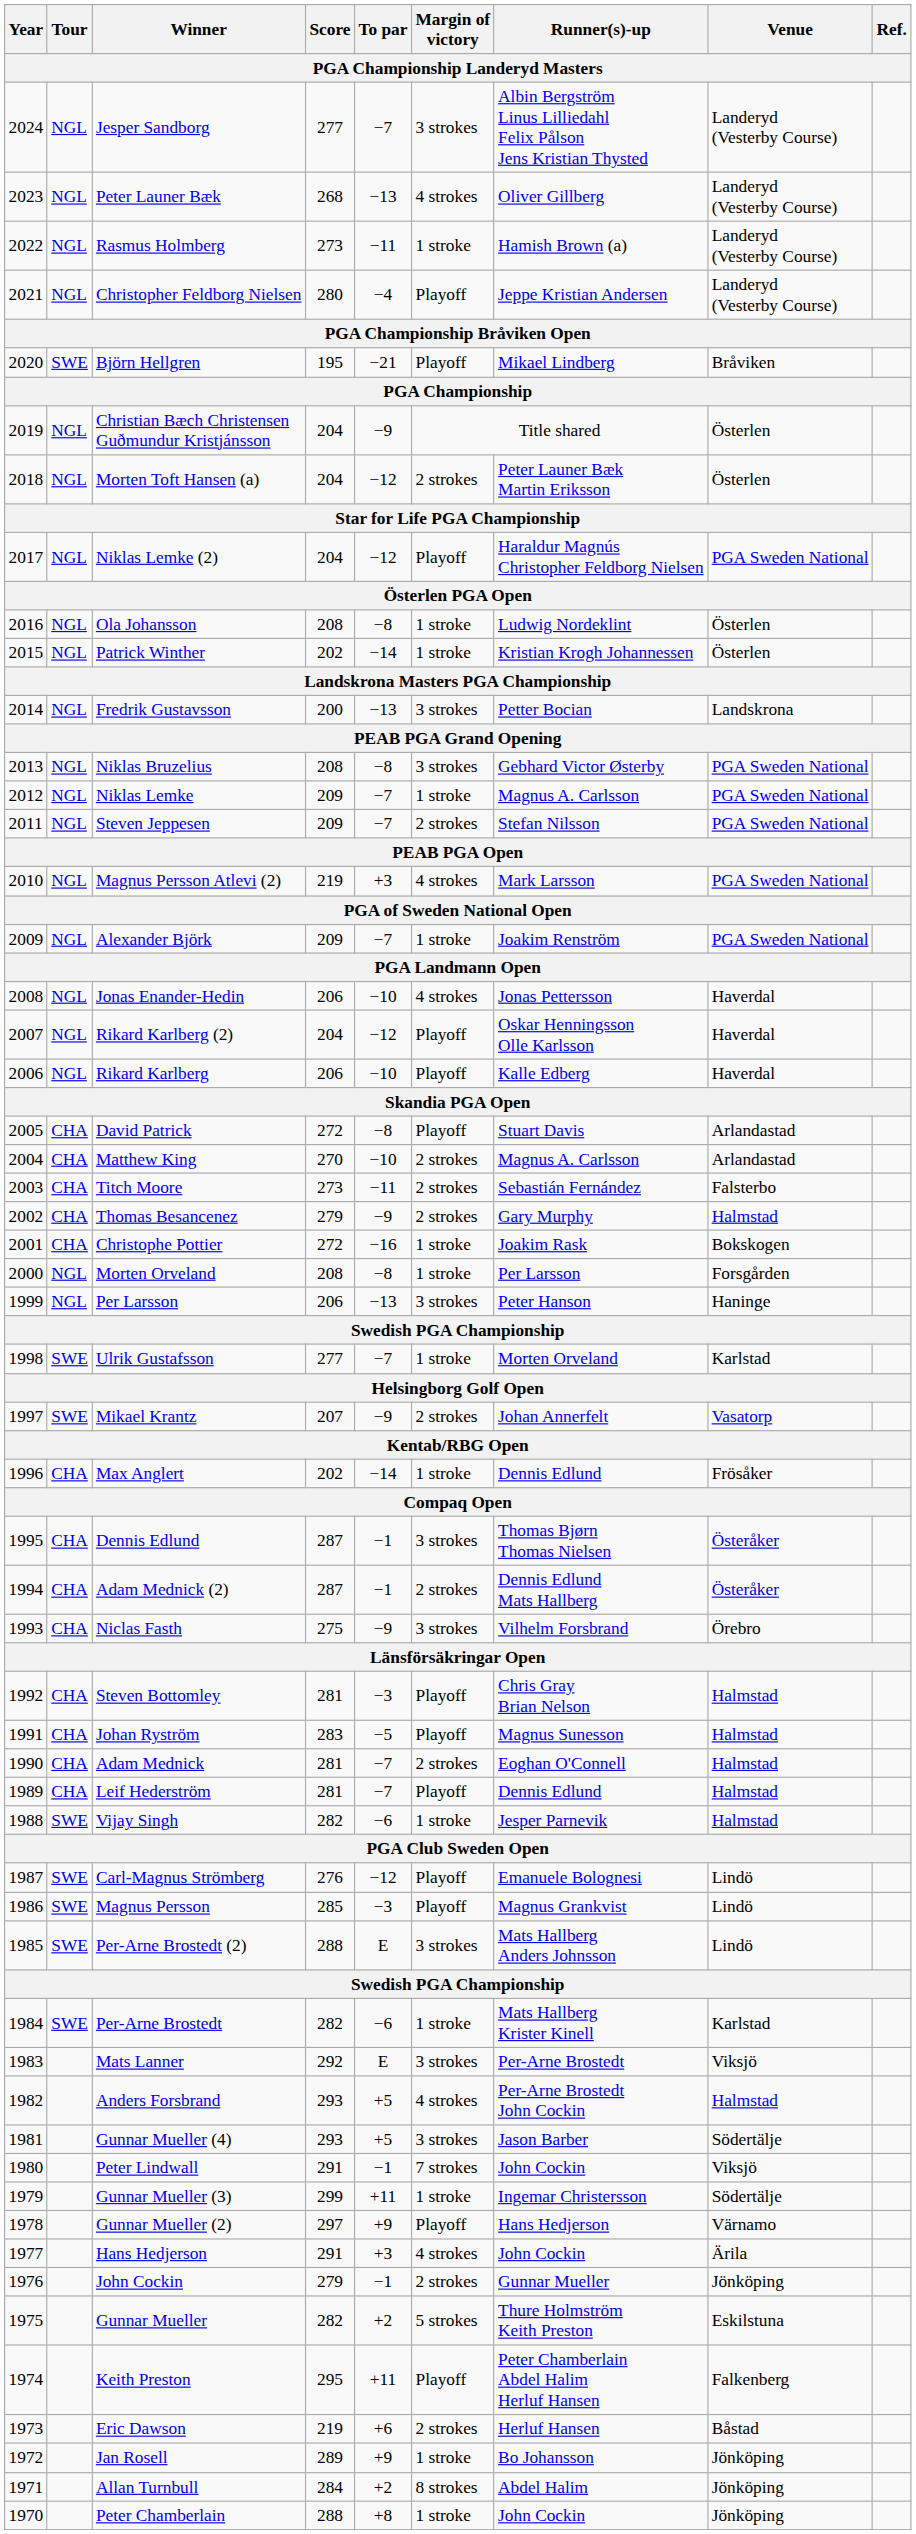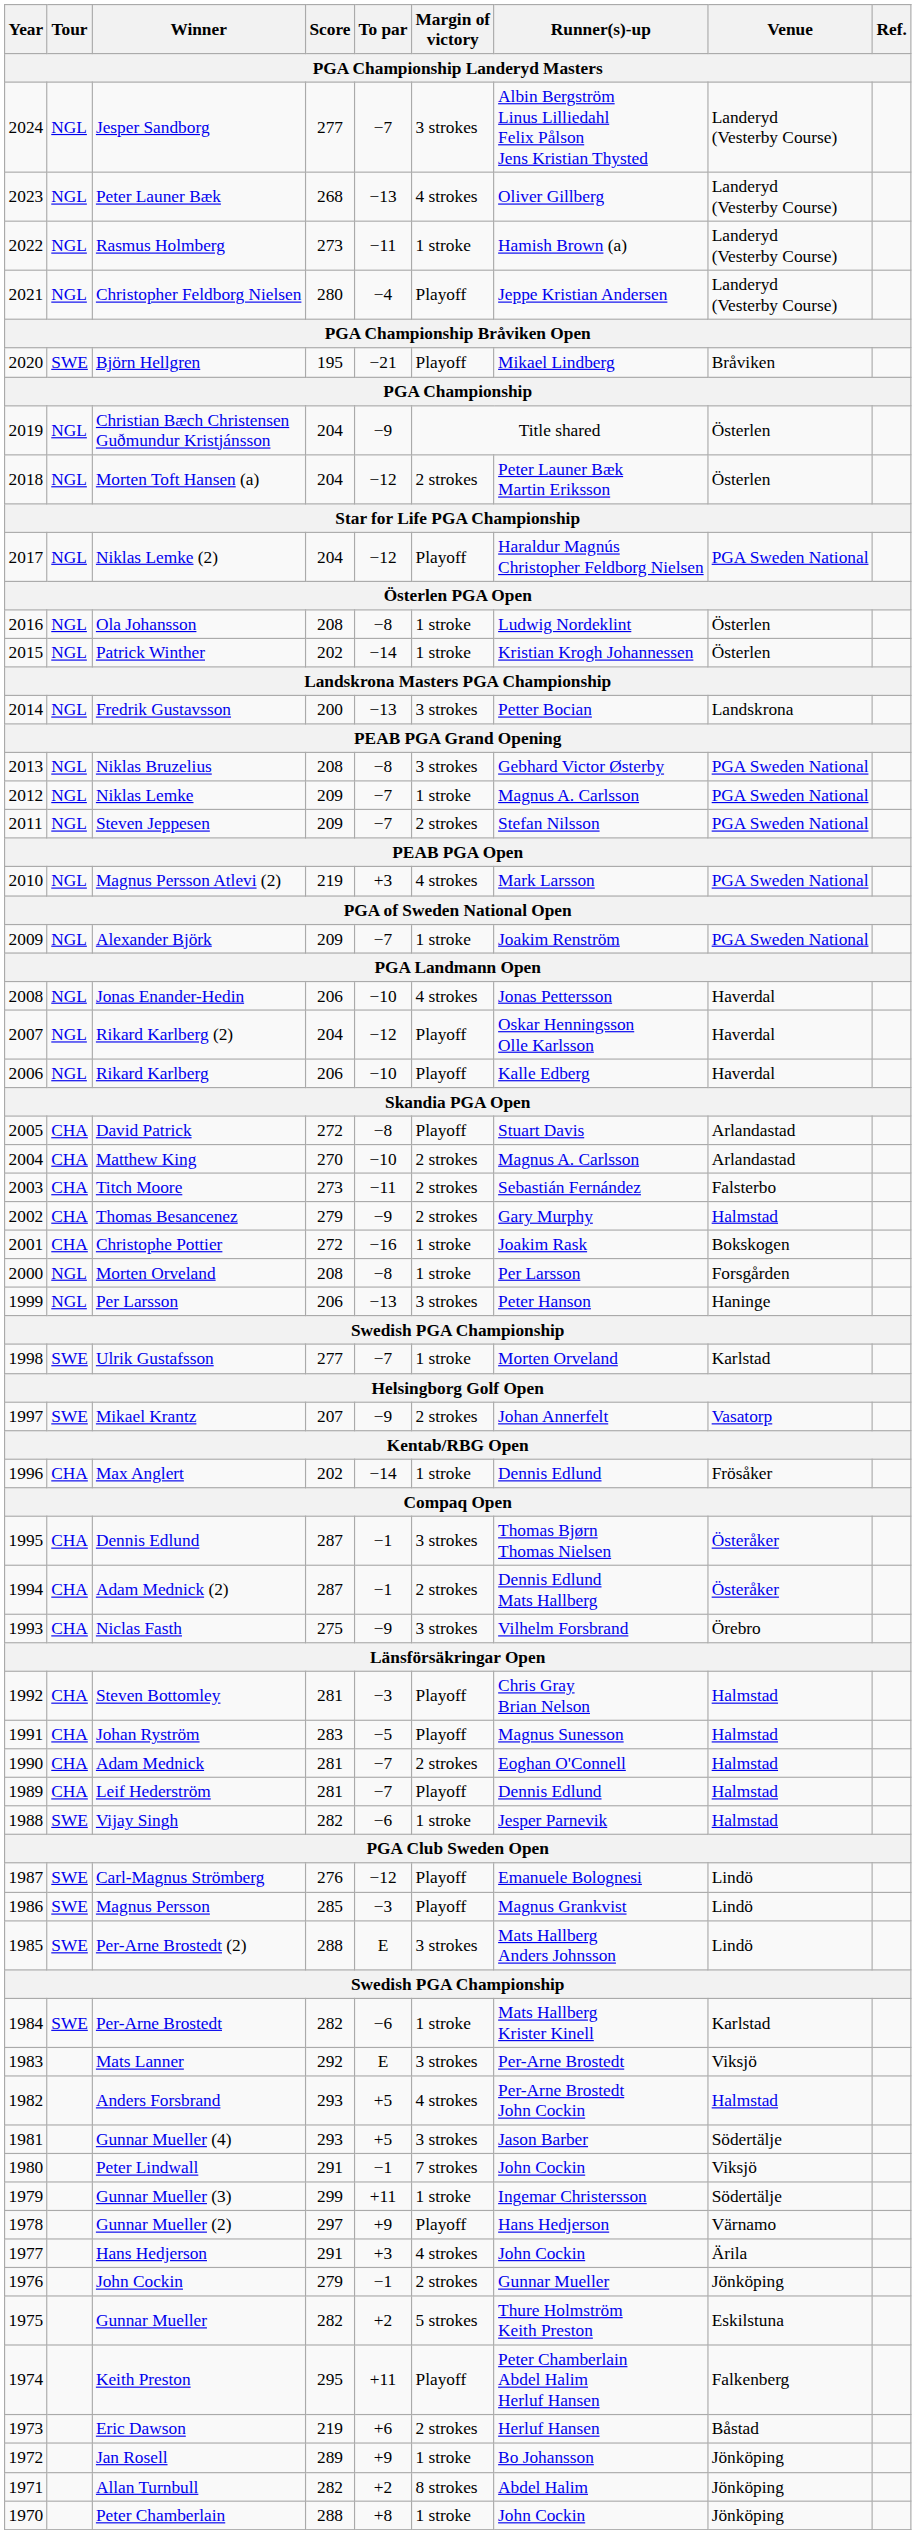(330, 2486) 284 -> (330, 2486) 282
